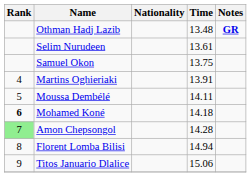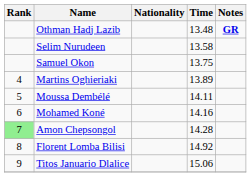(201, 46) 13.61 -> (201, 46) 13.58
(201, 79) 13.91 -> (201, 79) 13.89
(19, 113) bold -> (19, 113) normal
(201, 113) 14.18 -> (201, 113) 14.16
(201, 146) 14.94 -> (201, 146) 14.92
